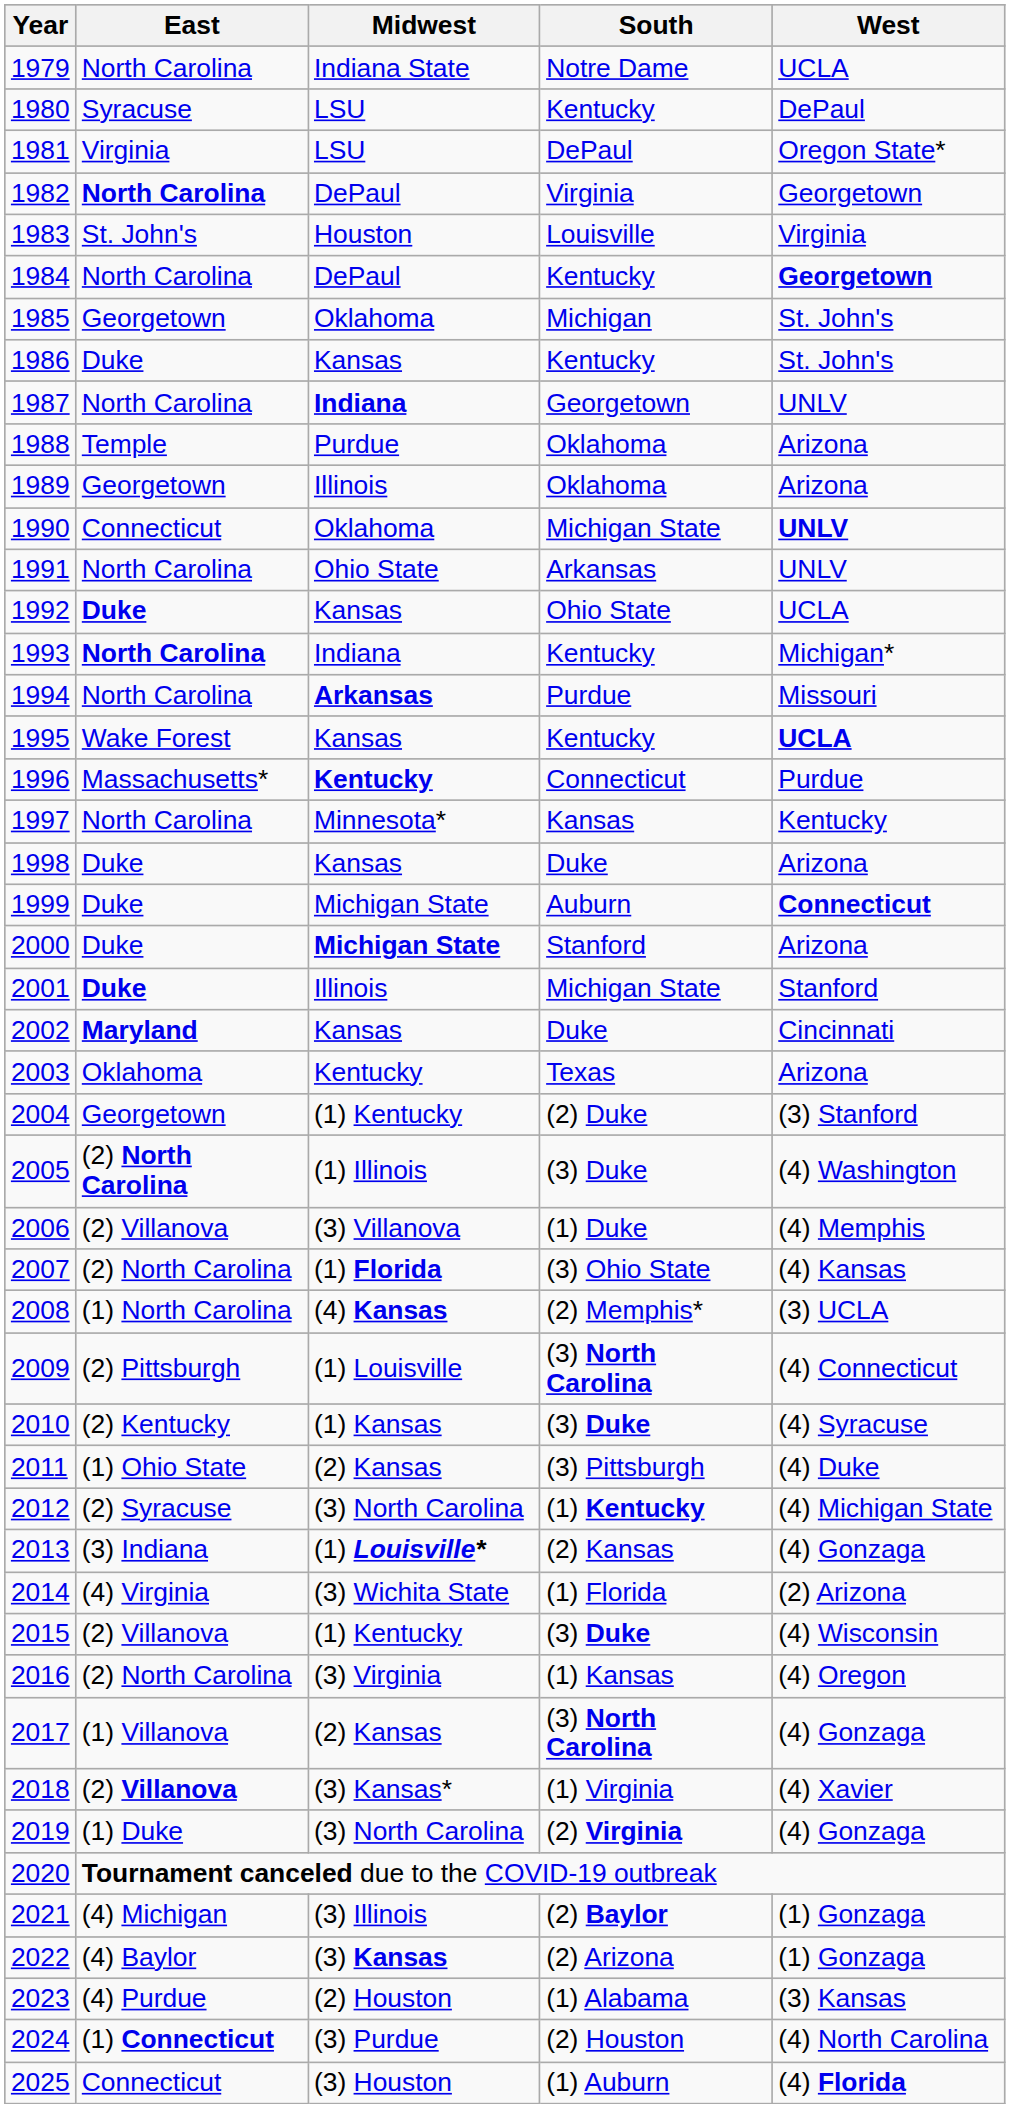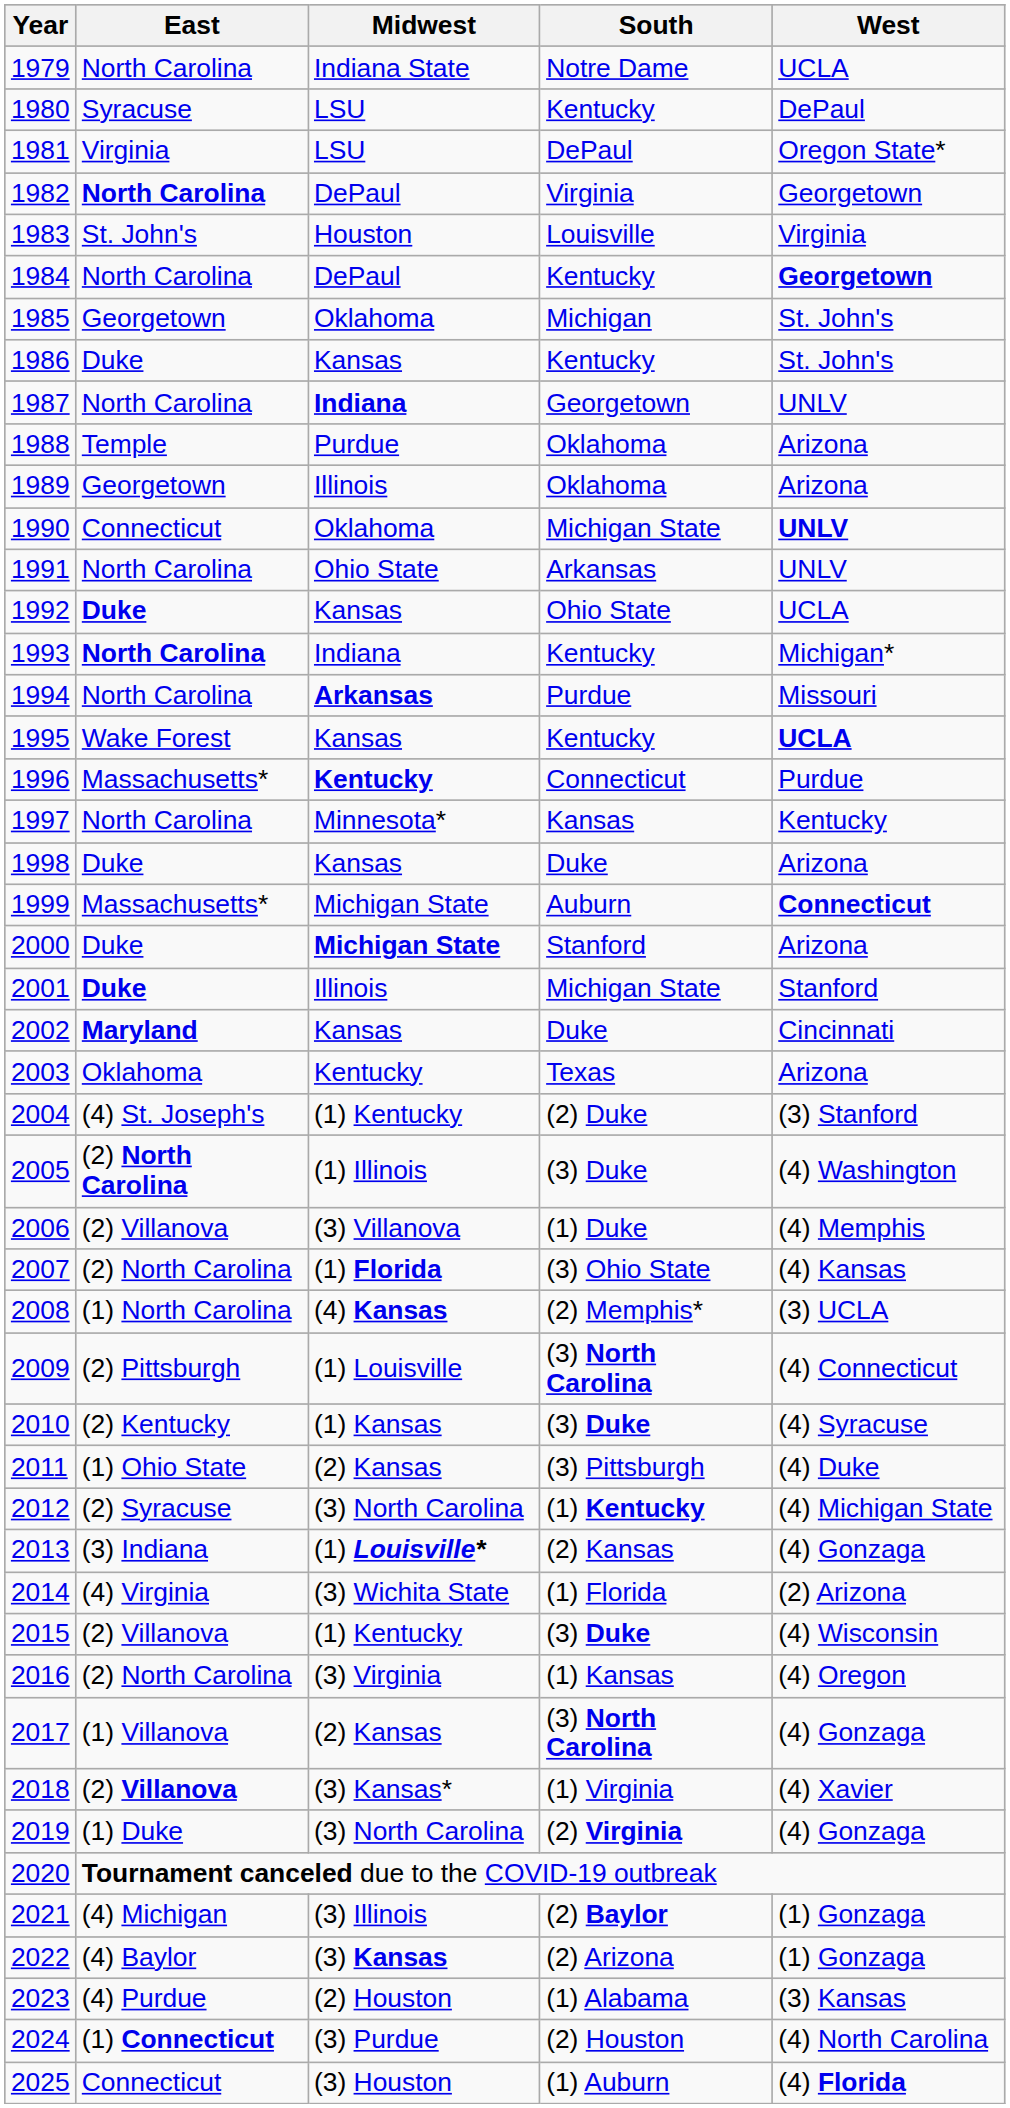(113, 904) Duke -> (175, 904) Massachusetts*
(154, 1114) Georgetown -> (173, 1114) (4) St. Joseph's
